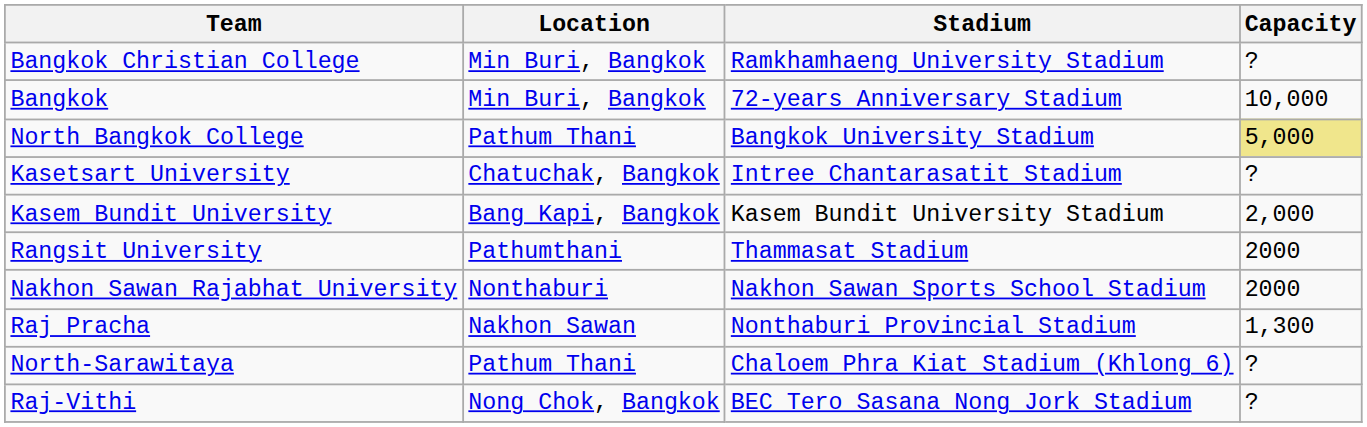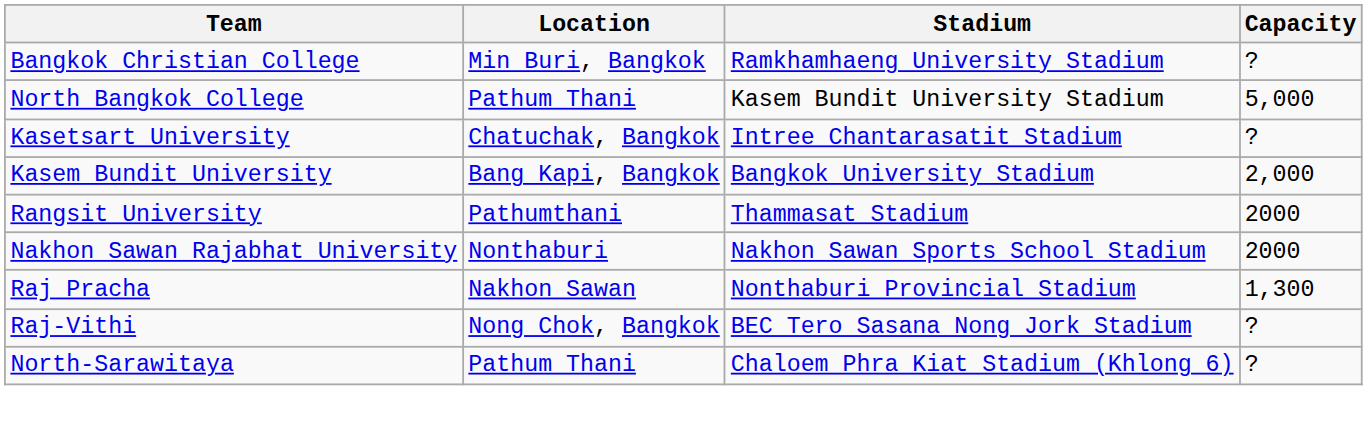- row: (59, 100)
(912, 138) Bangkok University Stadium -> (947, 100) Kasem Bundit University Stadium
(1280, 138) khaki background -> (1280, 100) no background
(947, 213) Kasem Bundit University Stadium -> (912, 176) Bangkok University Stadium
rows swapped: (73, 403) <-> (122, 365)
